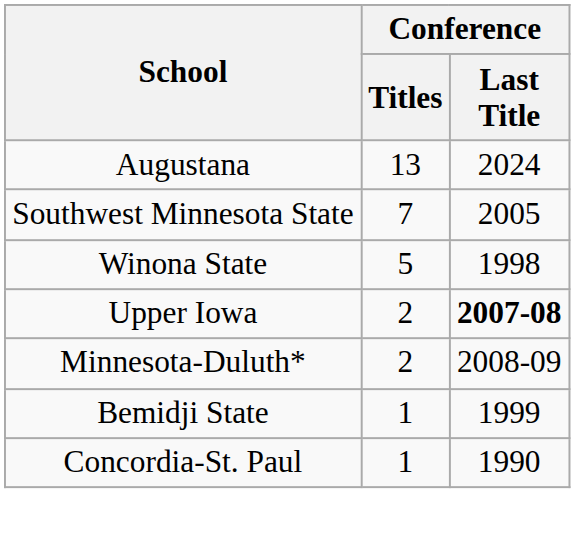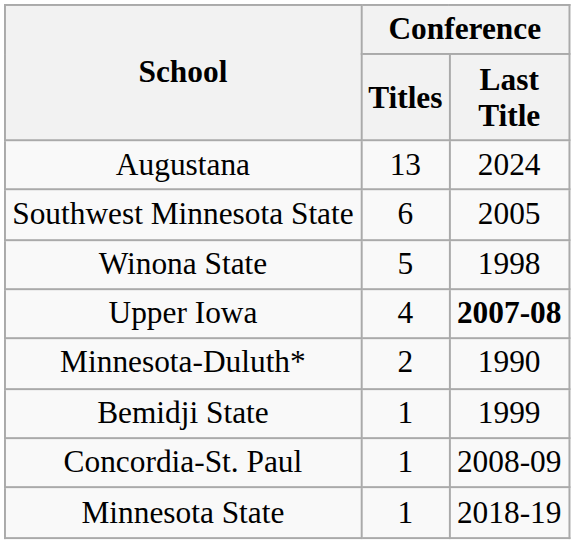(405, 213) 7 -> (405, 213) 6
(405, 313) 2 -> (405, 313) 4
(509, 363) 2008-09 -> (509, 363) 1990
(509, 462) 1990 -> (509, 462) 2008-09
+ row: (183, 512)
